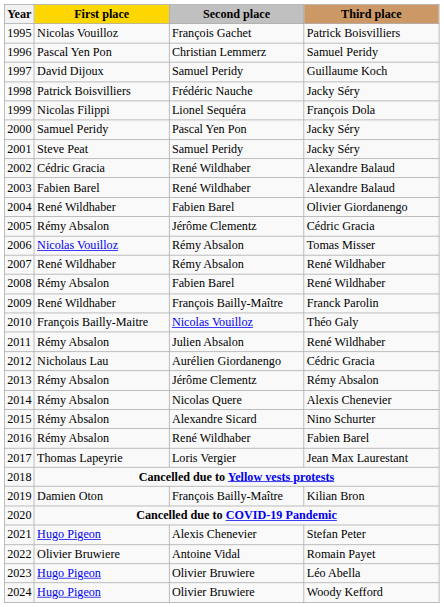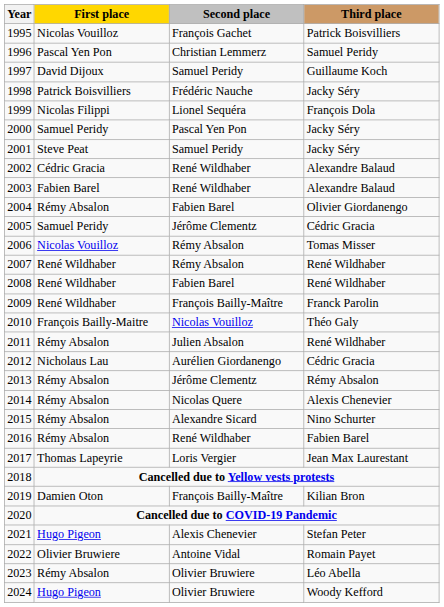(76, 206) René Wildhaber -> (73, 206) Rémy Absalon
(73, 226) Rémy Absalon -> (73, 226) Samuel Peridy
(73, 284) Rémy Absalon -> (76, 284) René Wildhaber
(69, 573) Hugo Pigeon -> (73, 573) Rémy Absalon
